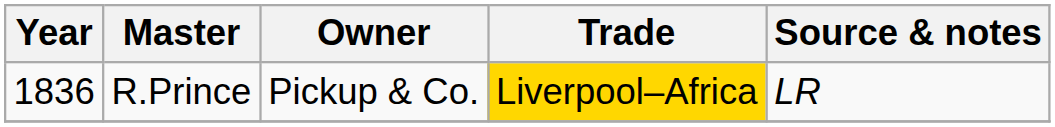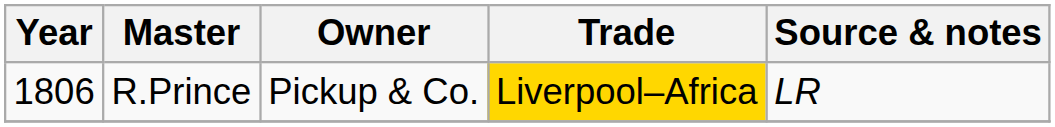(54, 91) 1836 -> (54, 91) 1806
